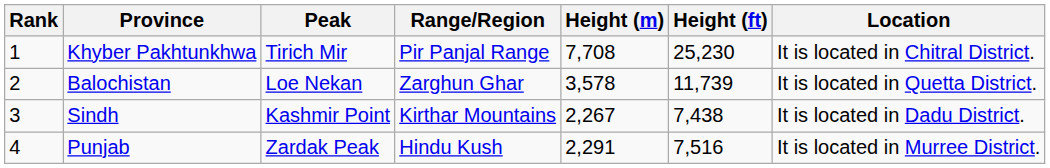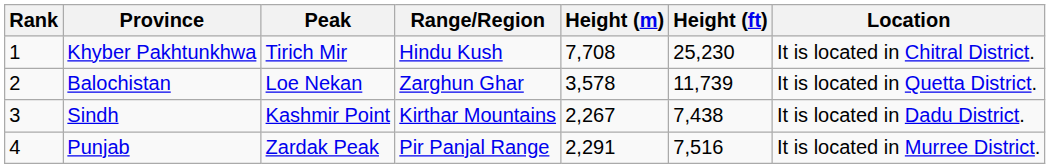(474, 52) Pir Panjal Range -> (451, 52) Hindu Kush
(451, 147) Hindu Kush -> (474, 147) Pir Panjal Range
